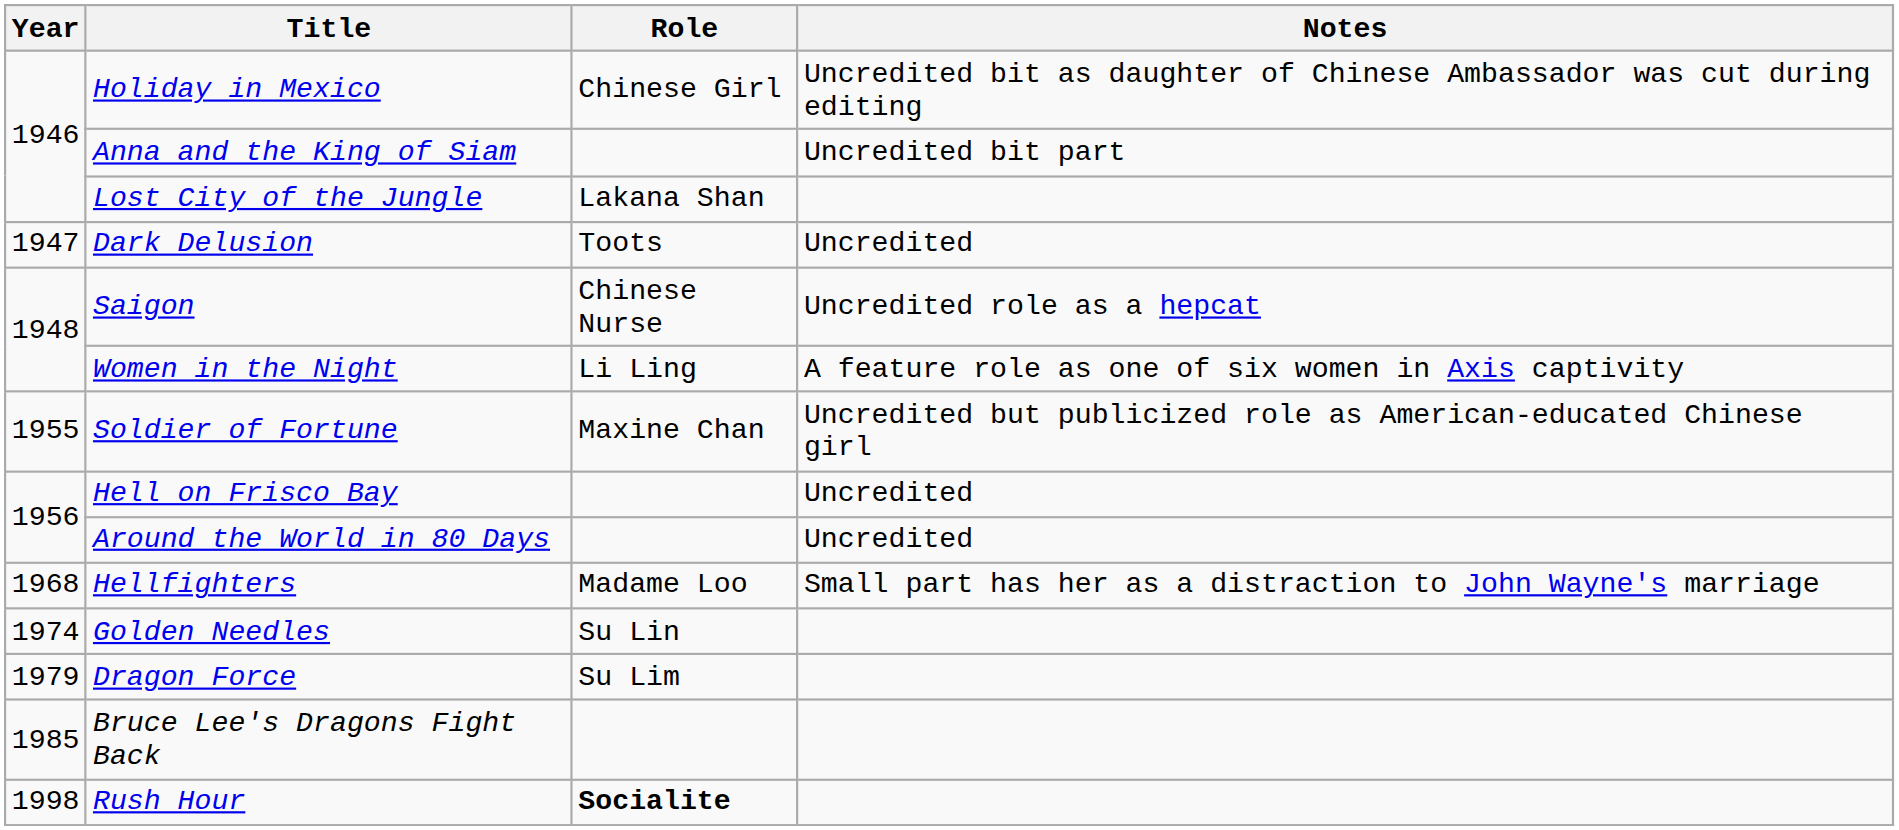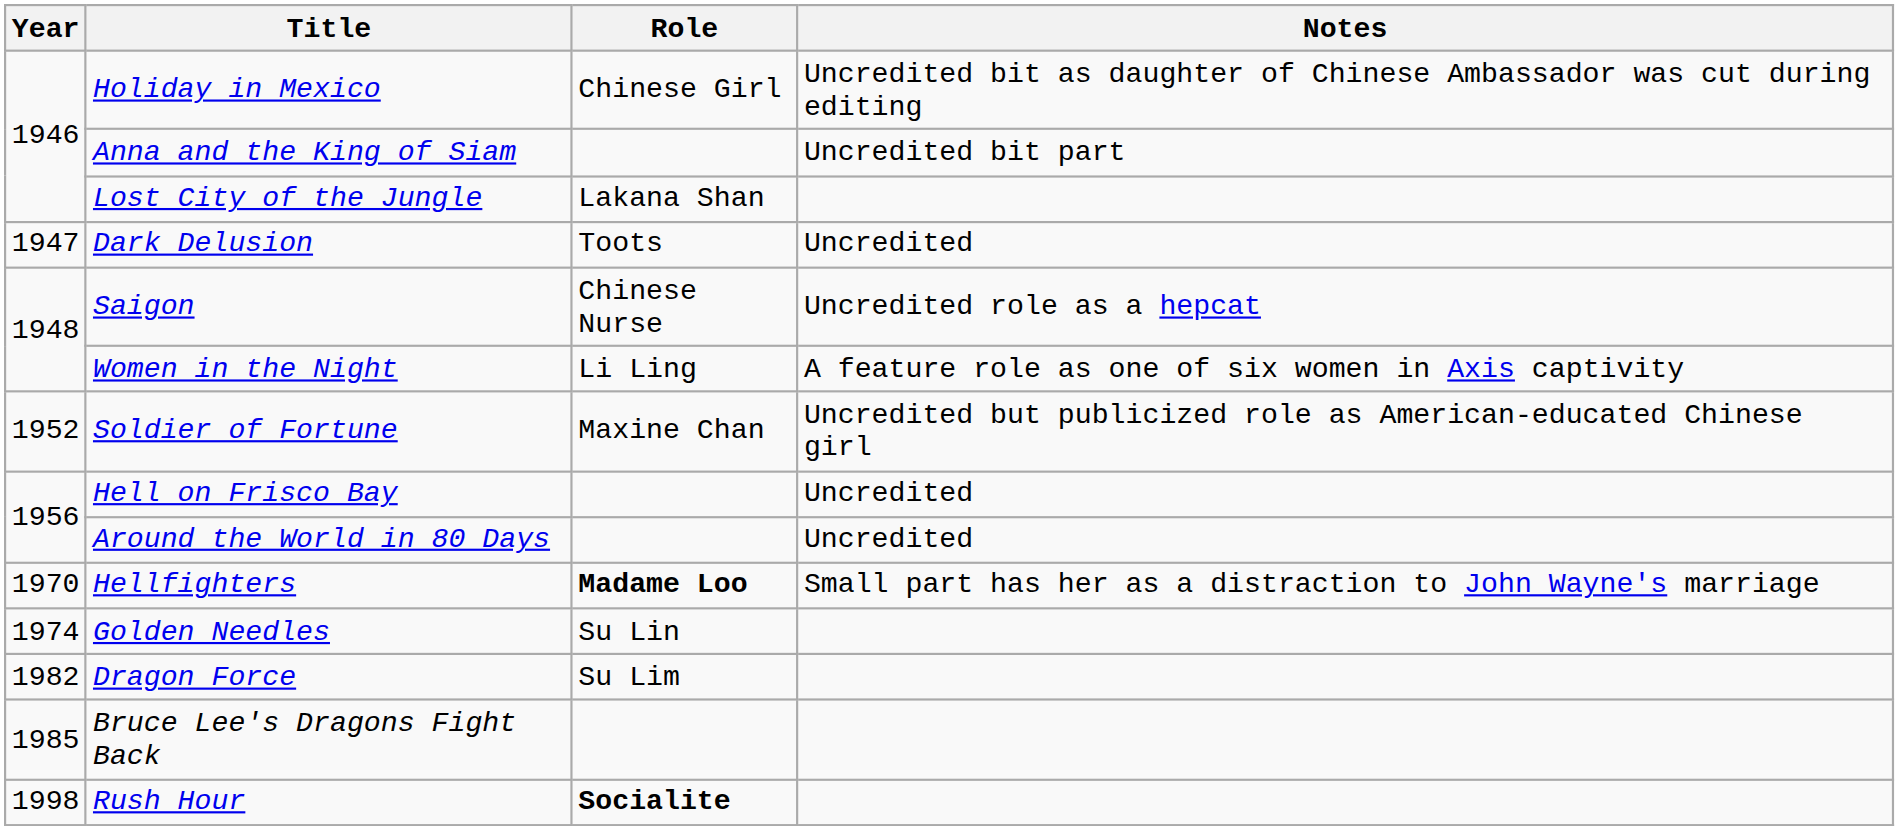(46, 431) 1955 -> (46, 431) 1952
(46, 585) 1968 -> (46, 585) 1970
(663, 585) normal -> (663, 585) bold
(46, 677) 1979 -> (46, 677) 1982
